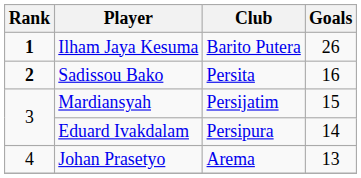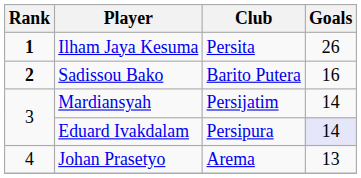(254, 46) Barito Putera -> (231, 46) Persita
(231, 74) Persita -> (254, 74) Barito Putera
(331, 103) 15 -> (331, 103) 14
(331, 131) no background -> (331, 131) lavender background
